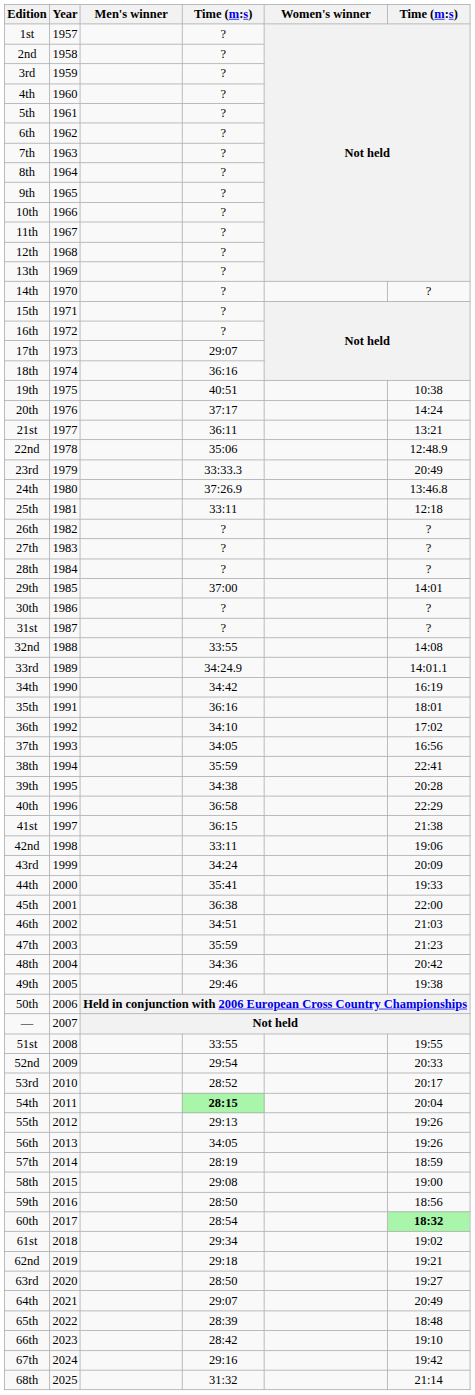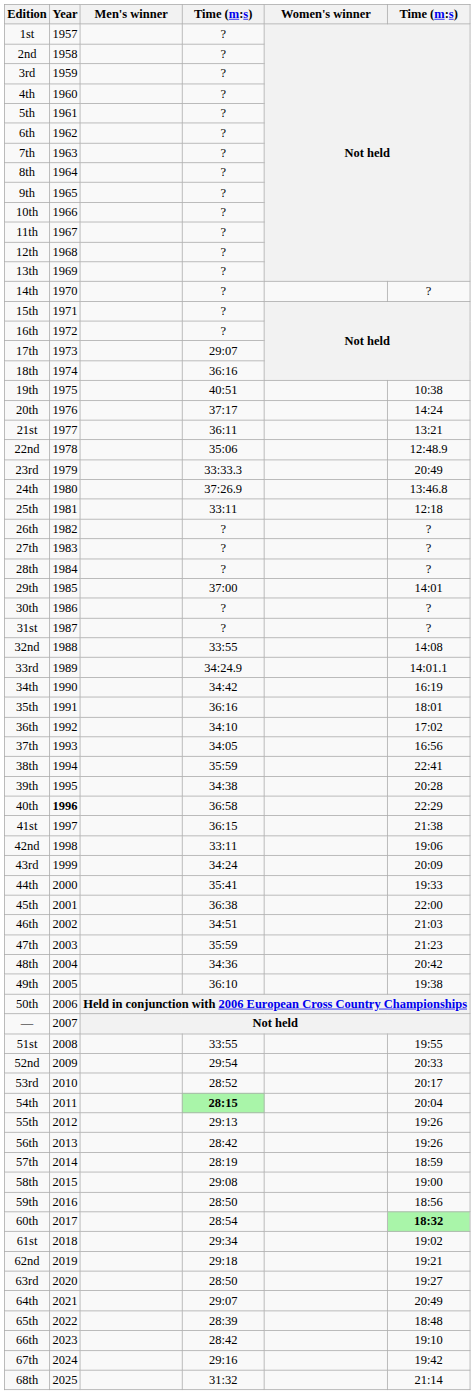(65, 806) normal -> (65, 806) bold
(223, 984) 29:46 -> (223, 984) 36:10
(223, 1142) 34:05 -> (223, 1142) 28:42
